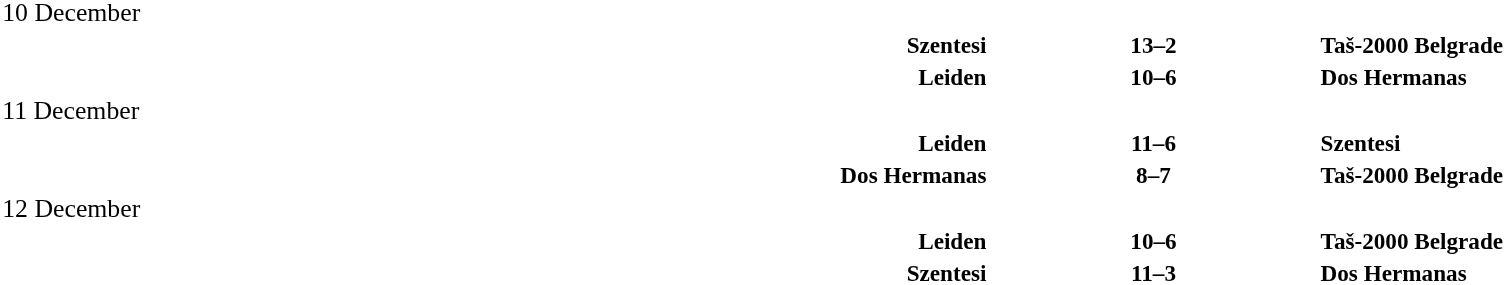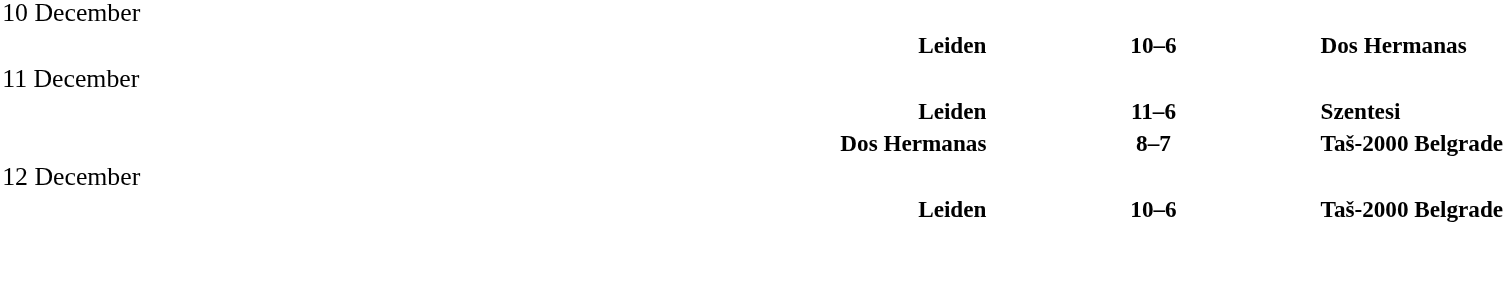- row: (947, 45)
- row: (947, 273)
